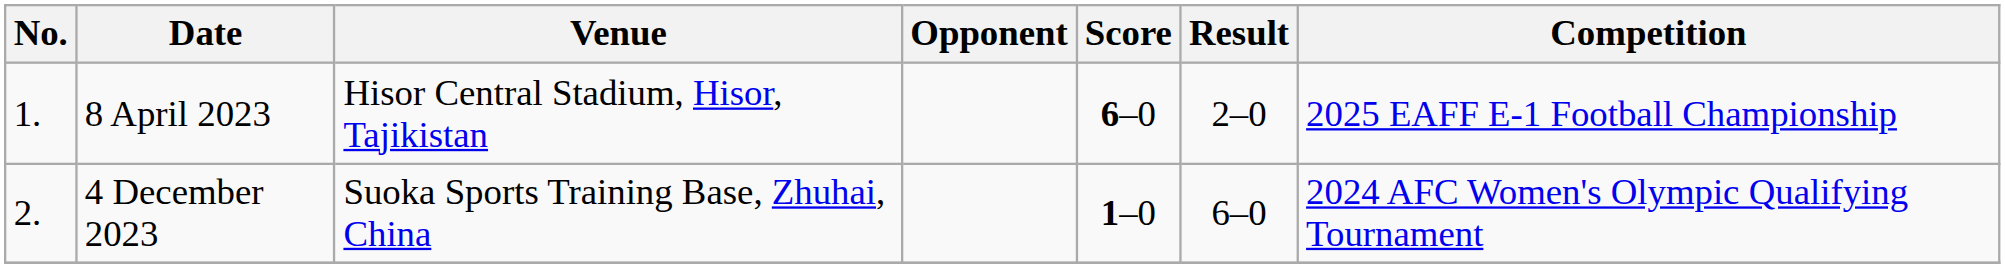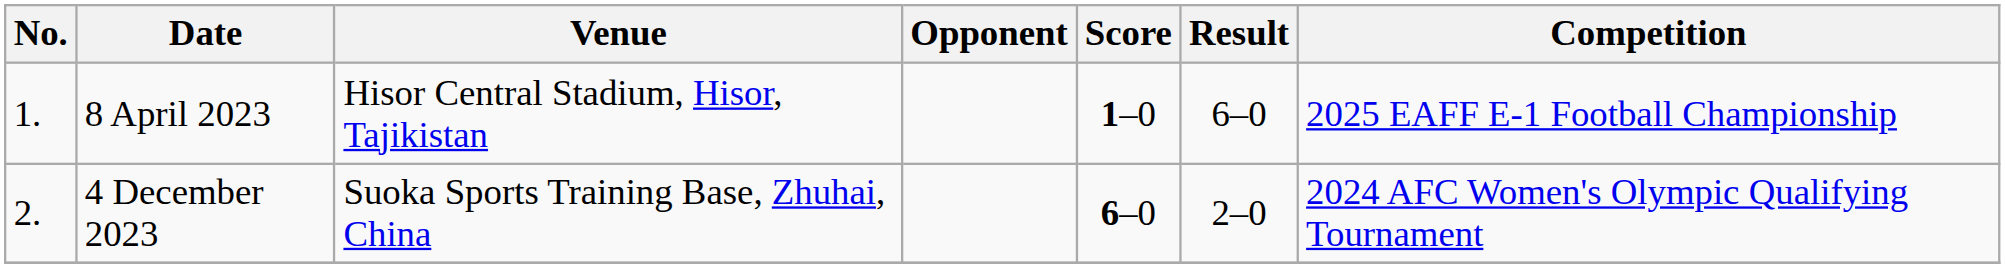(1128, 112) 6–0 -> (1128, 112) 1–0
(1239, 112) 2–0 -> (1239, 112) 6–0
(1128, 212) 1–0 -> (1128, 212) 6–0
(1239, 212) 6–0 -> (1239, 212) 2–0
